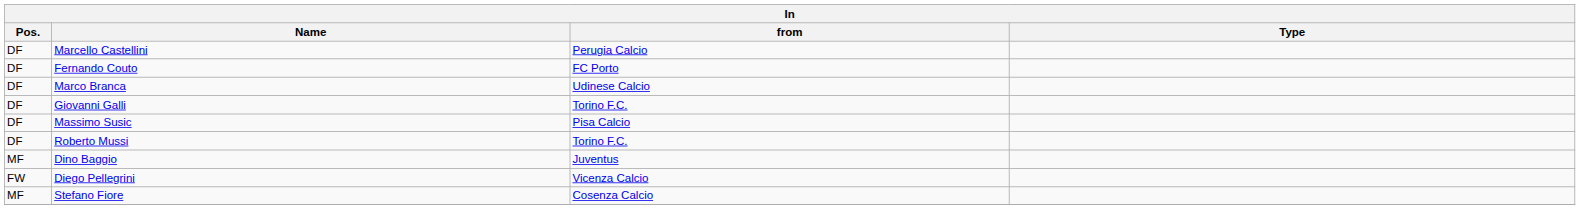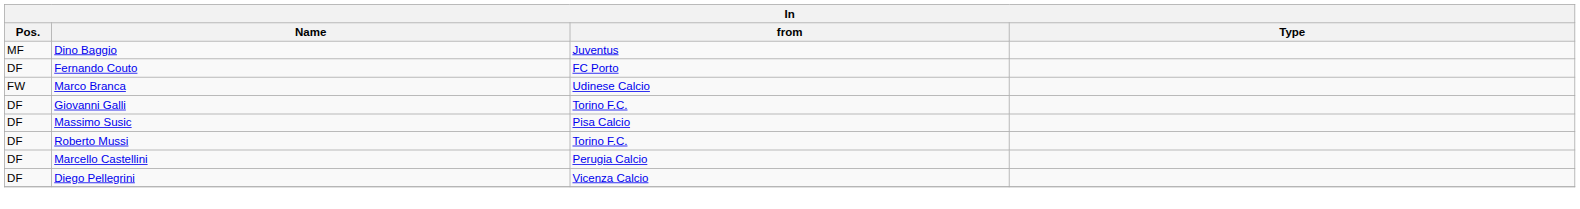rows swapped: (86, 159) <-> (101, 50)
(15, 87) DF -> (16, 87) FW
(16, 178) FW -> (15, 178) DF
- row: (89, 196)
